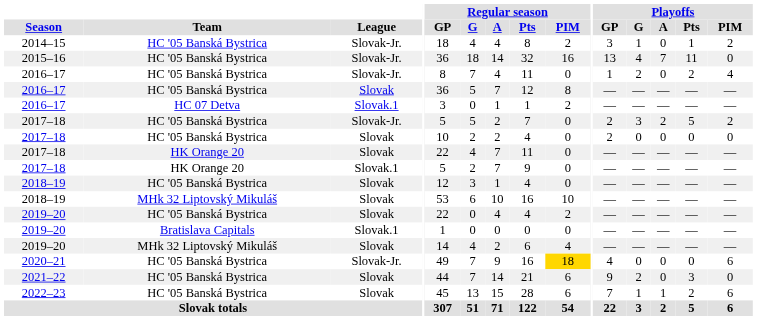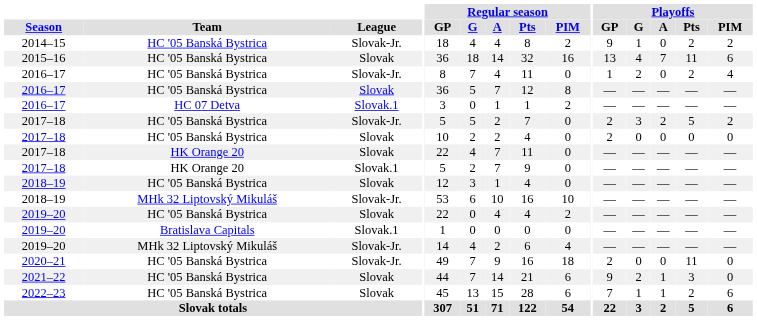(610, 43) 3 -> (610, 43) 9
(691, 43) 1 -> (691, 43) 2
(377, 58) Slovak-Jr. -> (377, 58) Slovak
(730, 58) 0 -> (730, 58) 6
(377, 199) Slovak -> (377, 199) Slovak-Jr.
(377, 245) Slovak -> (377, 245) Slovak-Jr.
(568, 261) gold background -> (568, 261) no background
(610, 261) 4 -> (610, 261) 2
(691, 261) 0 -> (691, 261) 11
(730, 261) 6 -> (730, 261) 0
(663, 277) 0 -> (663, 277) 1
